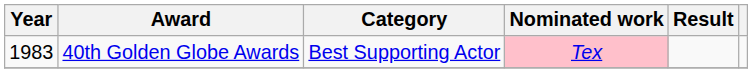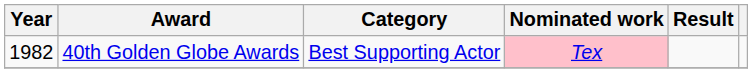(31, 51) 1983 -> (31, 51) 1982
